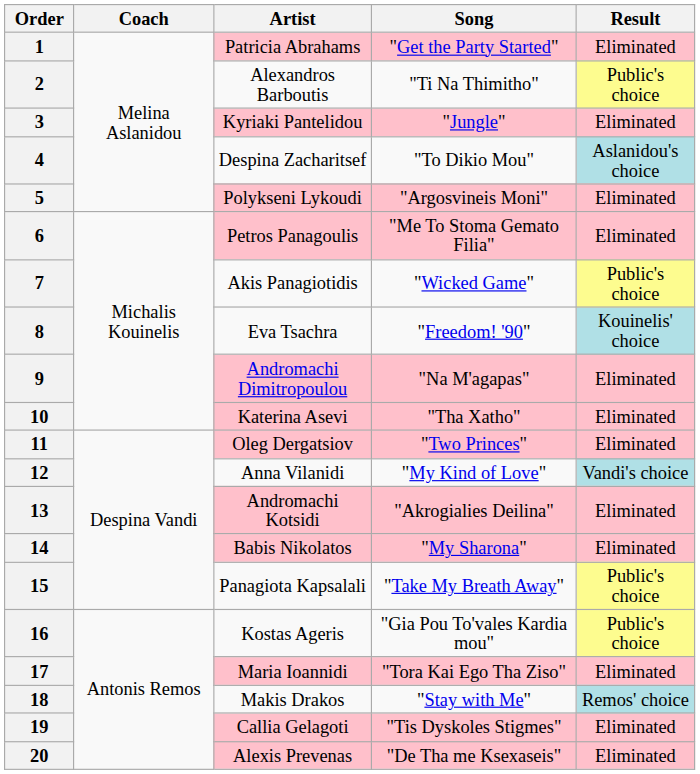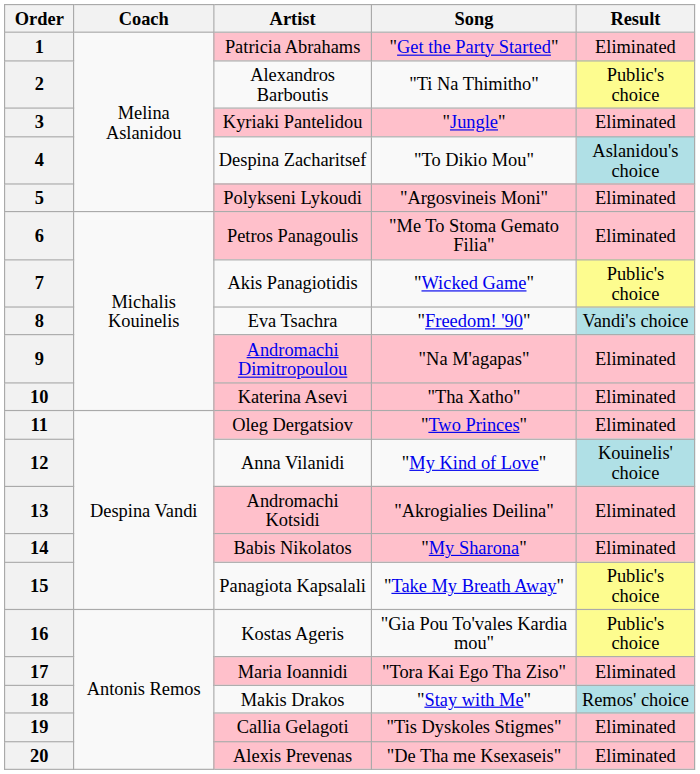(635, 331) Kouinelis' choice -> (635, 321) Vandi's choice
(635, 472) Vandi's choice -> (635, 462) Kouinelis' choice
